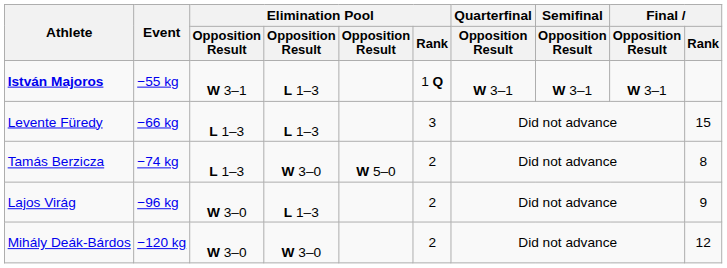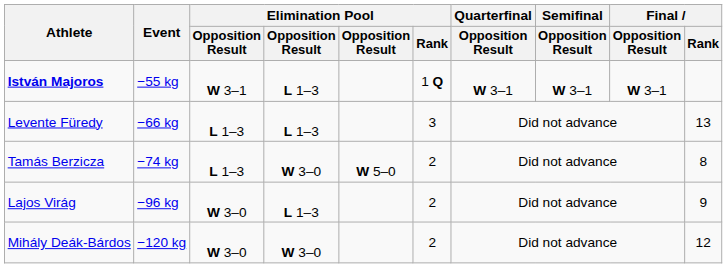(703, 122) 15 -> (703, 122) 13
